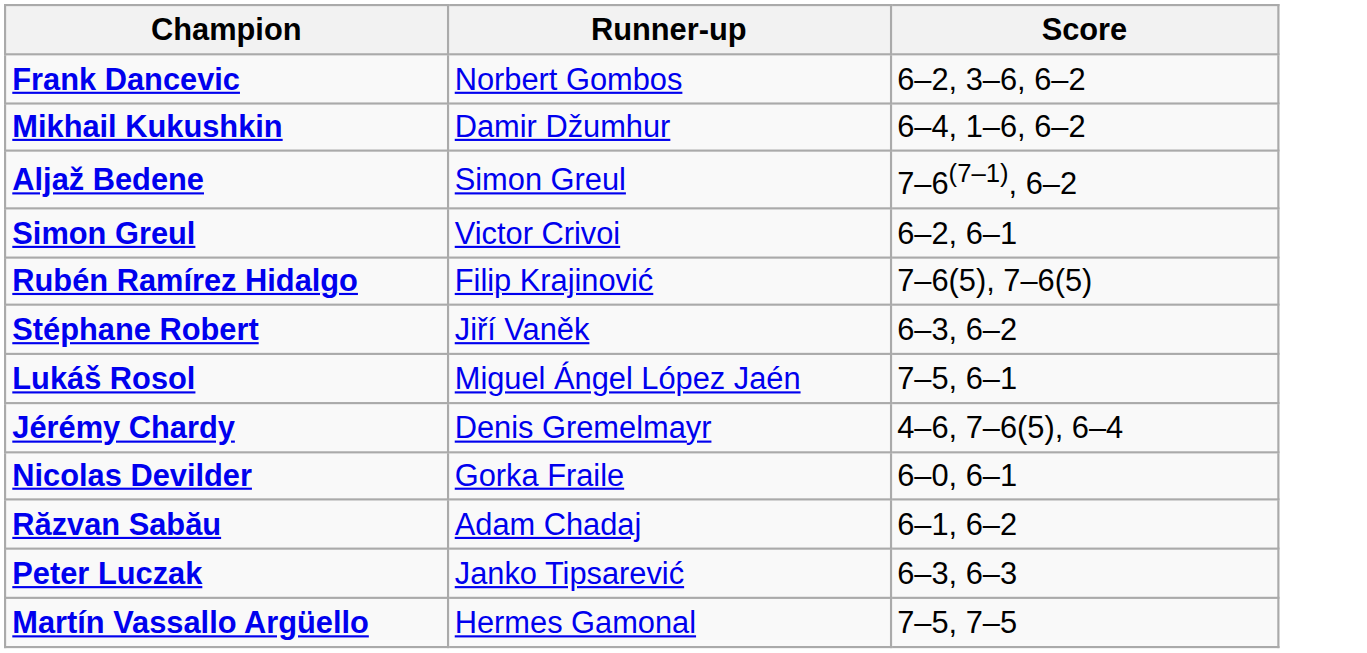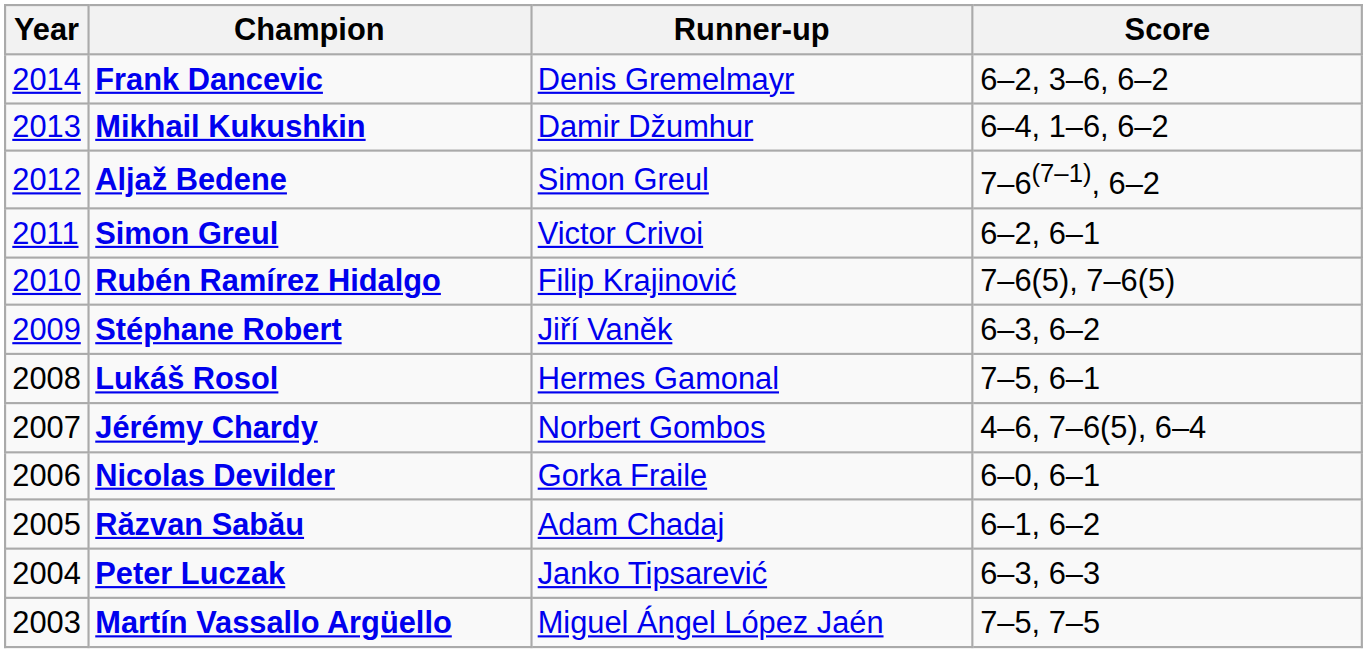+ column: (47, 30)
(569, 78) Norbert Gombos -> (666, 78) Denis Gremelmayr
(628, 379) Miguel Ángel López Jaén -> (658, 379) Hermes Gamonal
(583, 427) Denis Gremelmayr -> (652, 427) Norbert Gombos
(575, 622) Hermes Gamonal -> (711, 622) Miguel Ángel López Jaén
